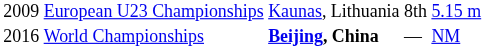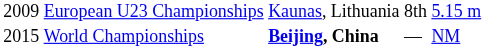(21, 36) 2016 -> (21, 36) 2015
